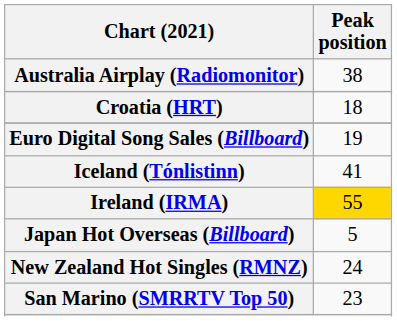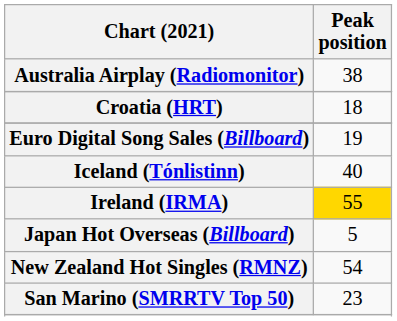(353, 171) 41 -> (353, 171) 40
(353, 266) 24 -> (353, 266) 54
